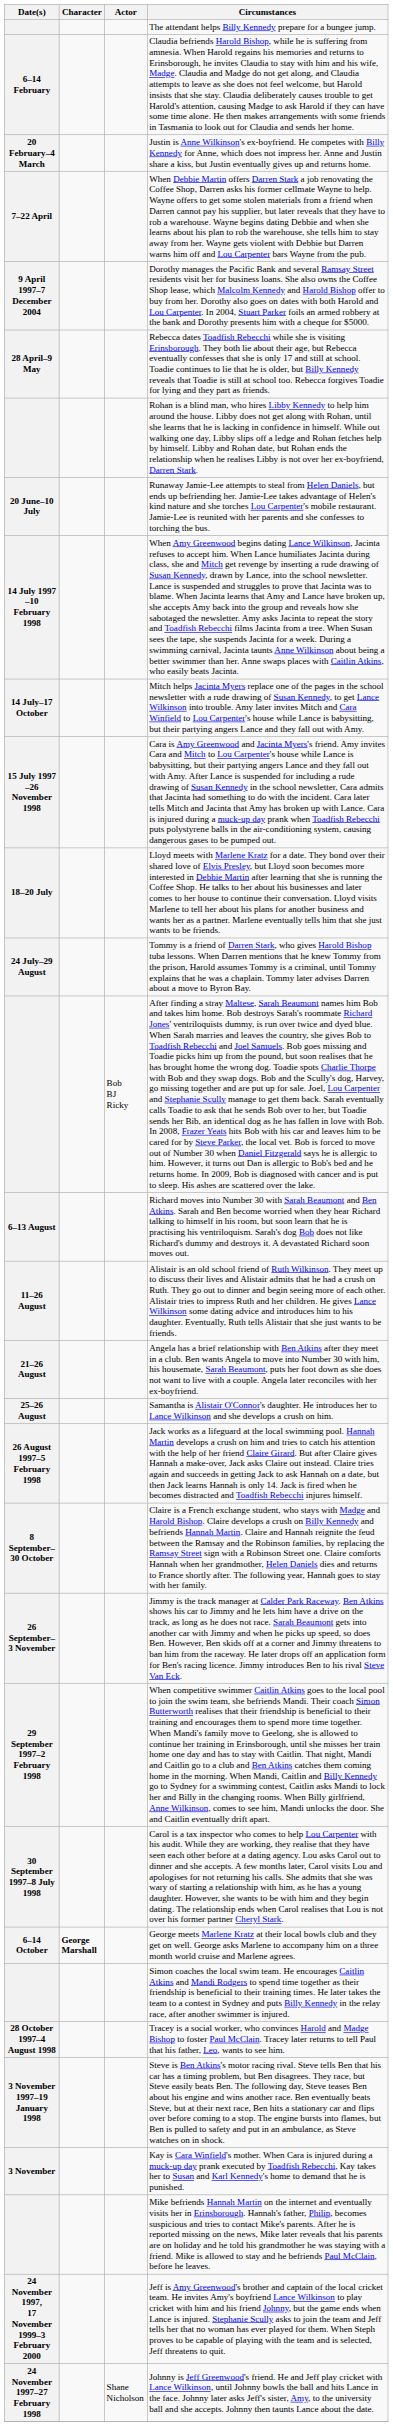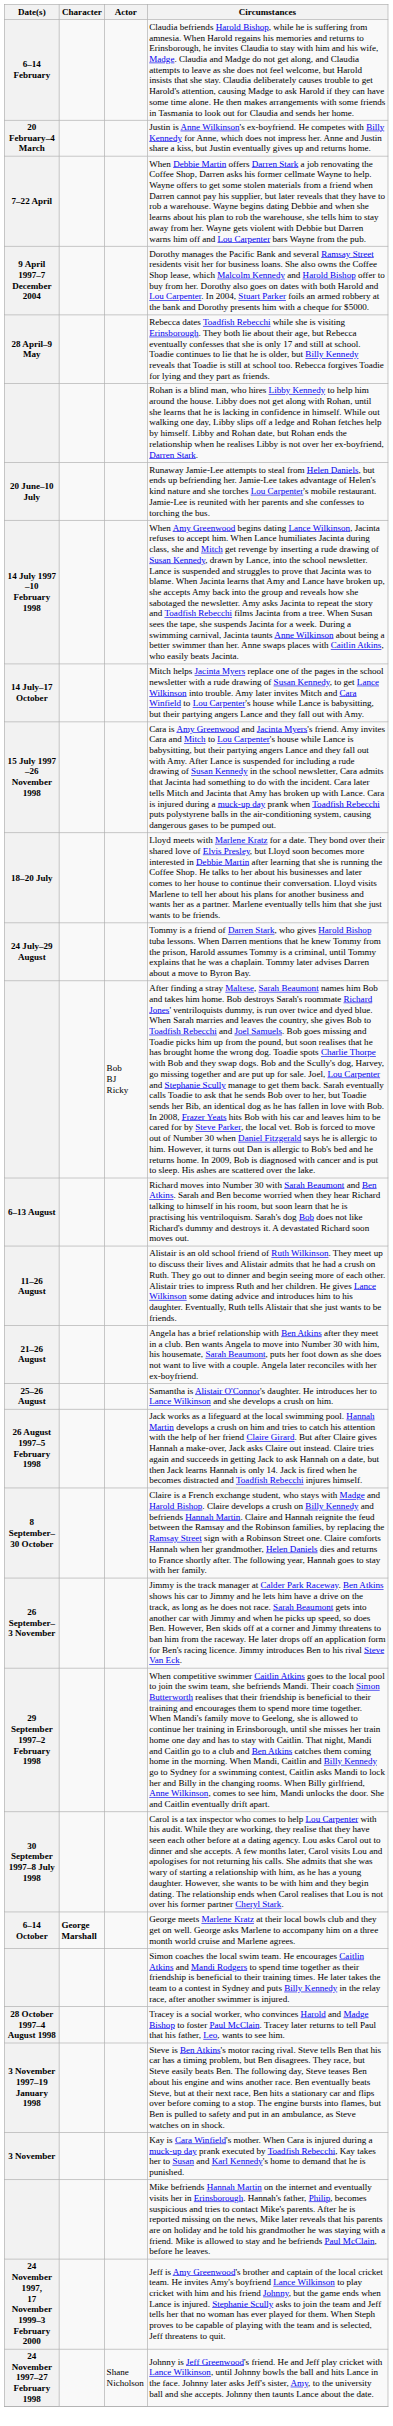- row: (263, 27)
